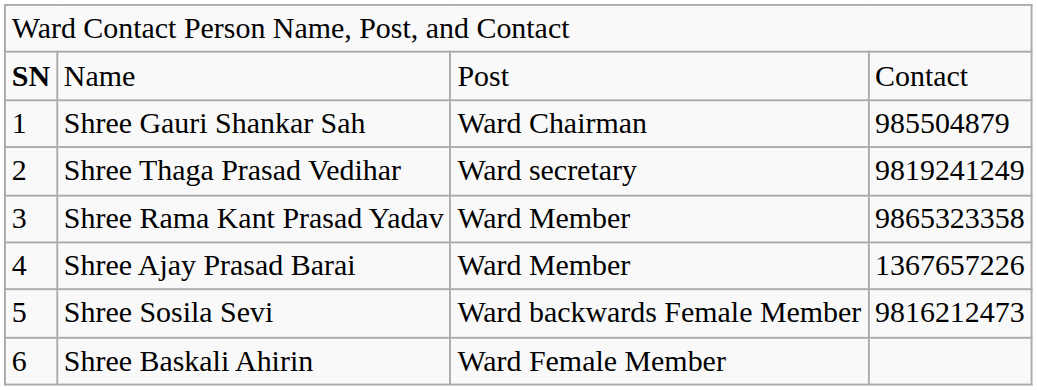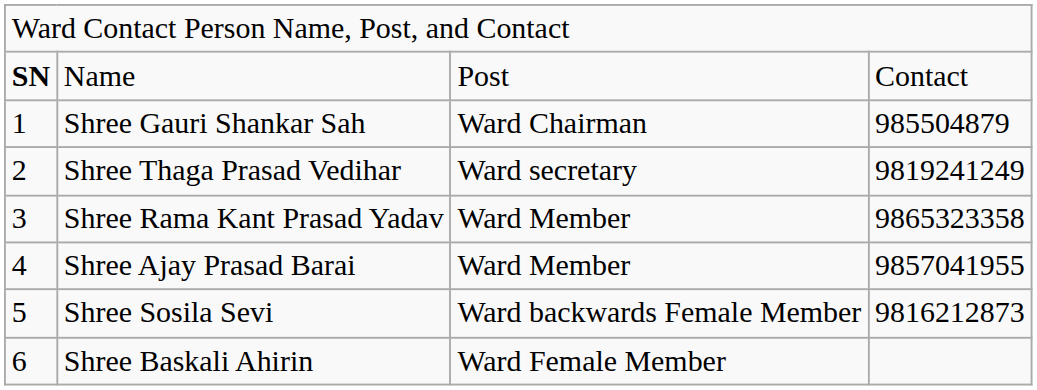(950, 265) 1367657226 -> (950, 265) 9857041955
(950, 312) 9816212473 -> (950, 312) 9816212873
